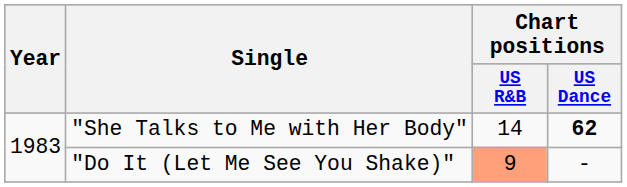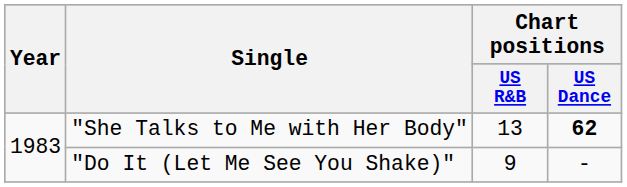(510, 130) 14 -> (510, 130) 13
(510, 164) lightsalmon background -> (510, 164) no background
